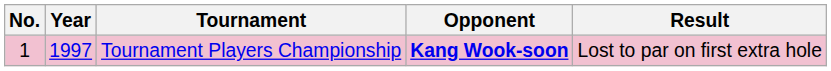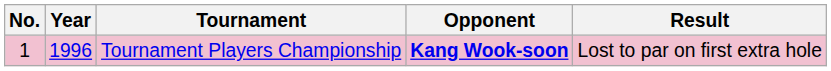(71, 51) 1997 -> (71, 51) 1996
